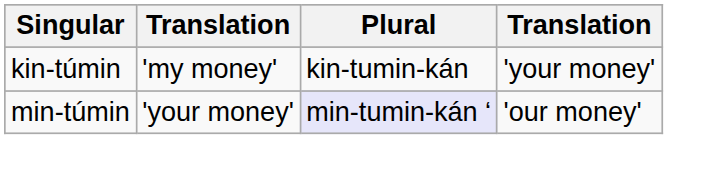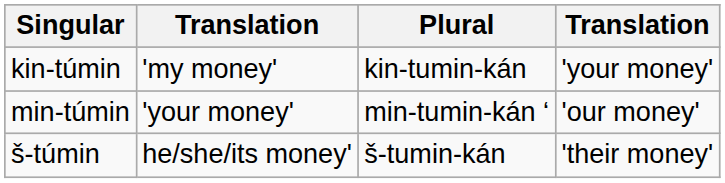(399, 111) lavender background -> (457, 111) no background
+ row: (55, 154)
